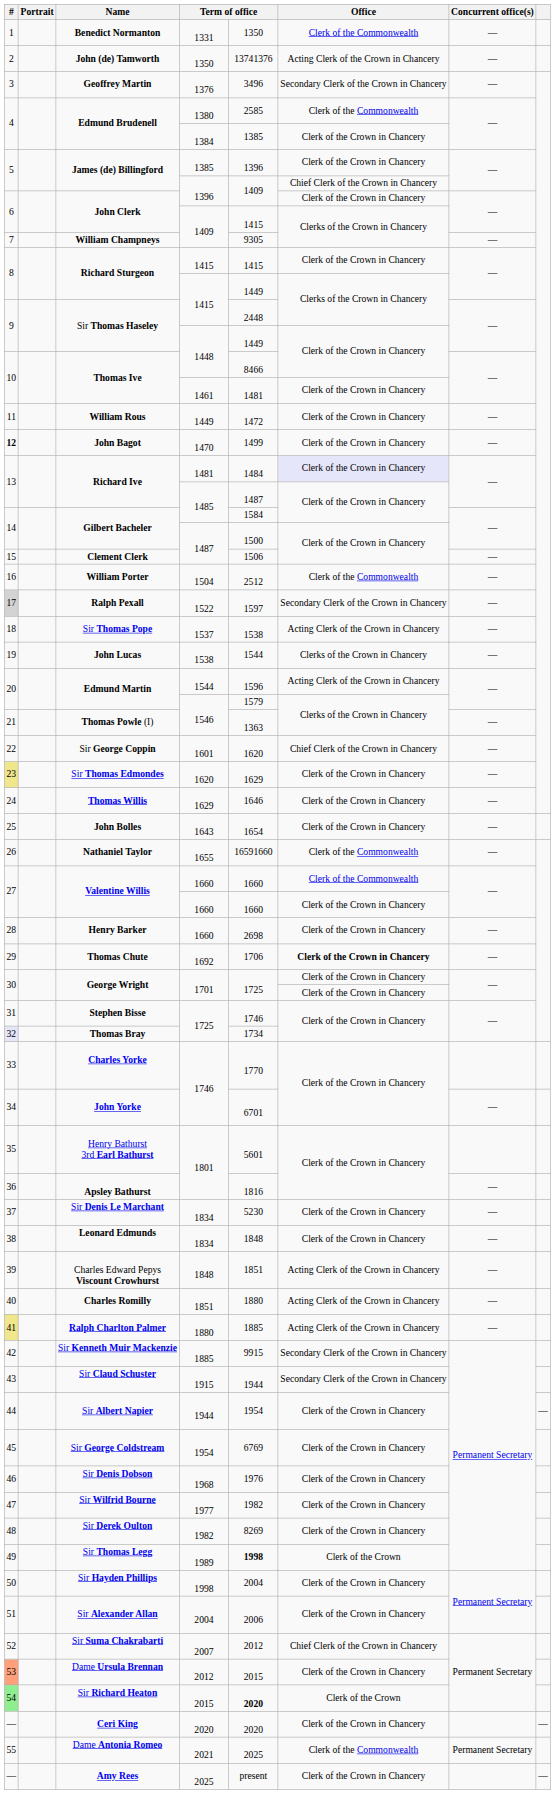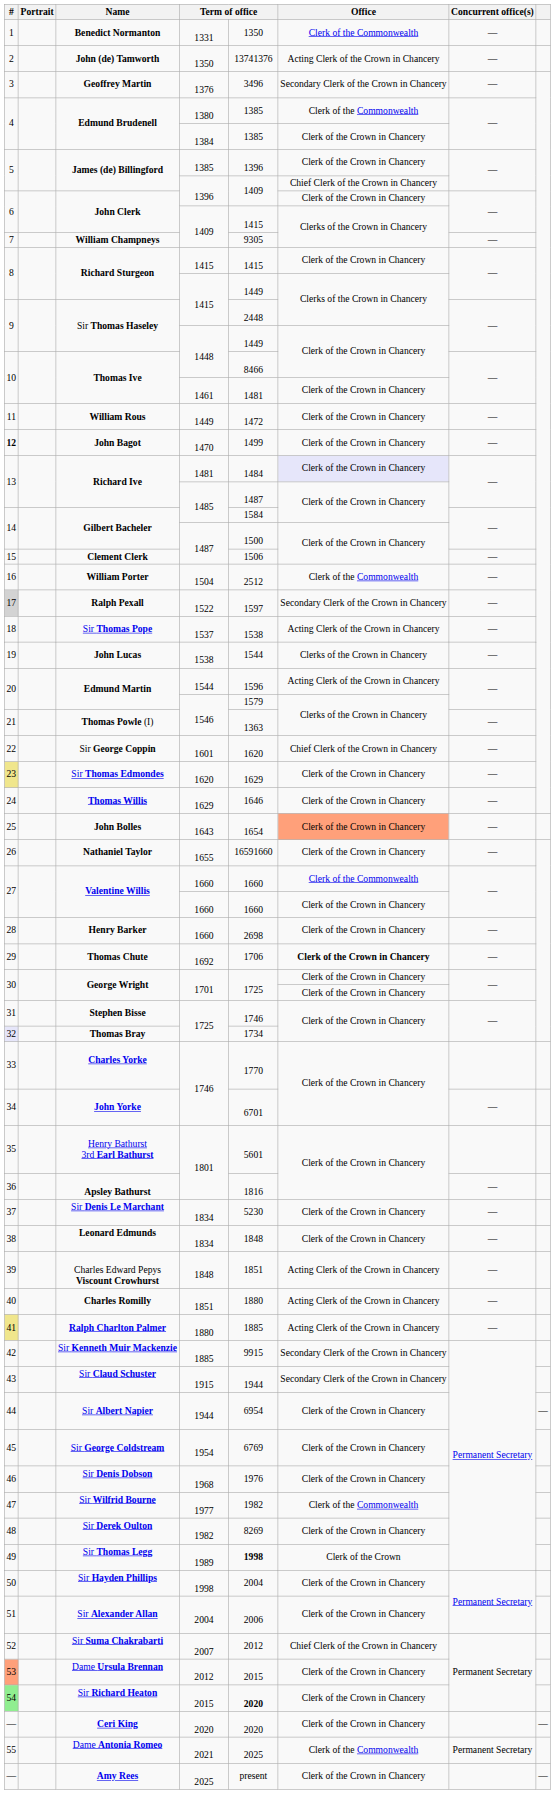(253, 110) 2585 -> (253, 110) 1385
(363, 826) no background -> (363, 826) lightsalmon background
(363, 852) Clerk of the Commonwealth -> (363, 852) Clerk of the Crown in Chancery
(253, 1411) 1954 -> (253, 1411) 6954
(363, 1505) Clerk of the Crown in Chancery -> (363, 1505) Clerk of the Commonwealth
(363, 1698) Clerk of the Crown -> (363, 1698) Clerk of the Crown in Chancery
